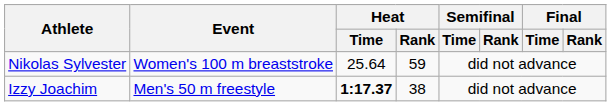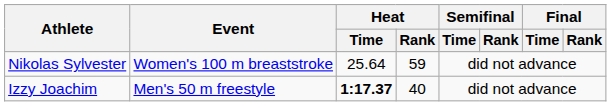(417, 89) 38 -> (417, 89) 40
